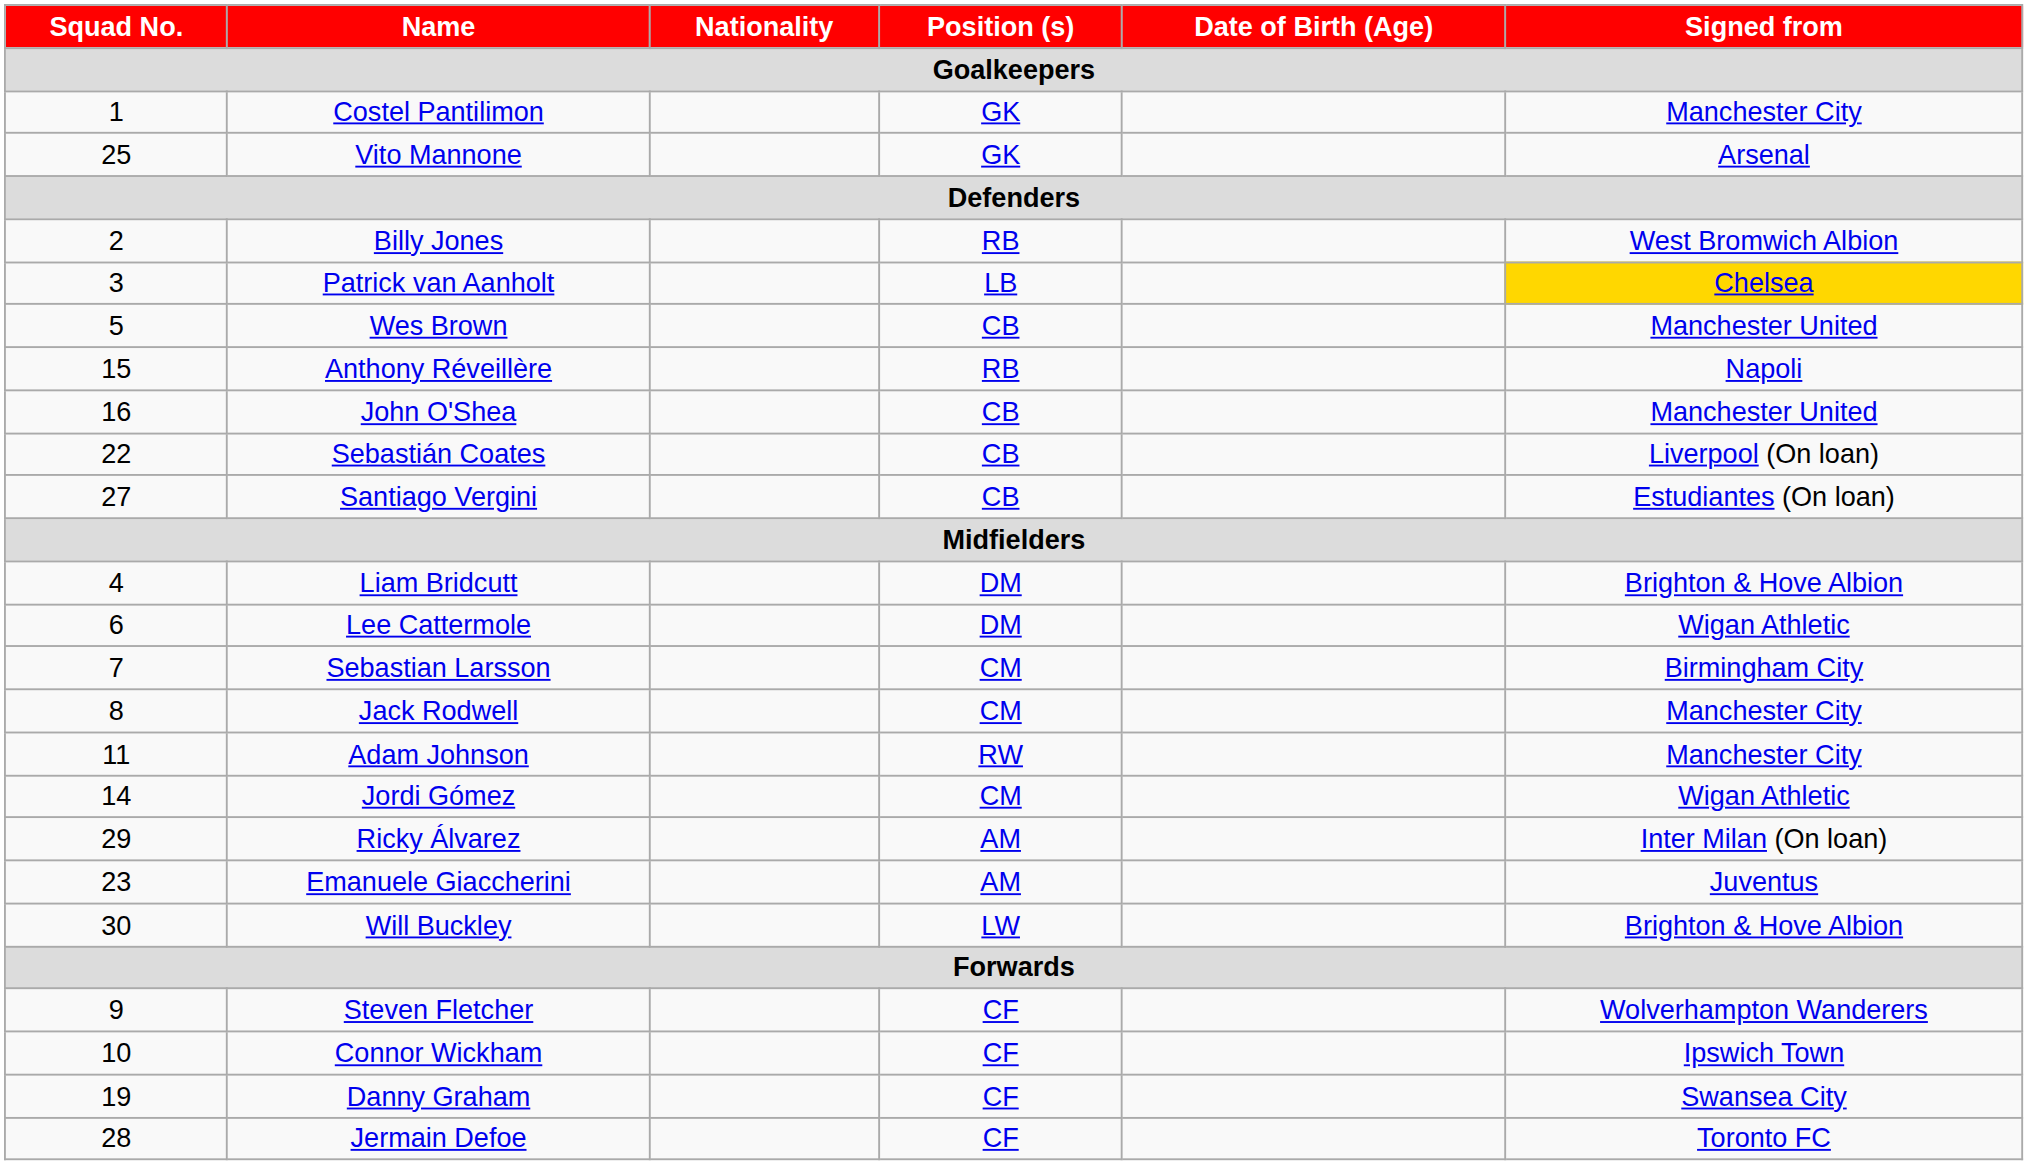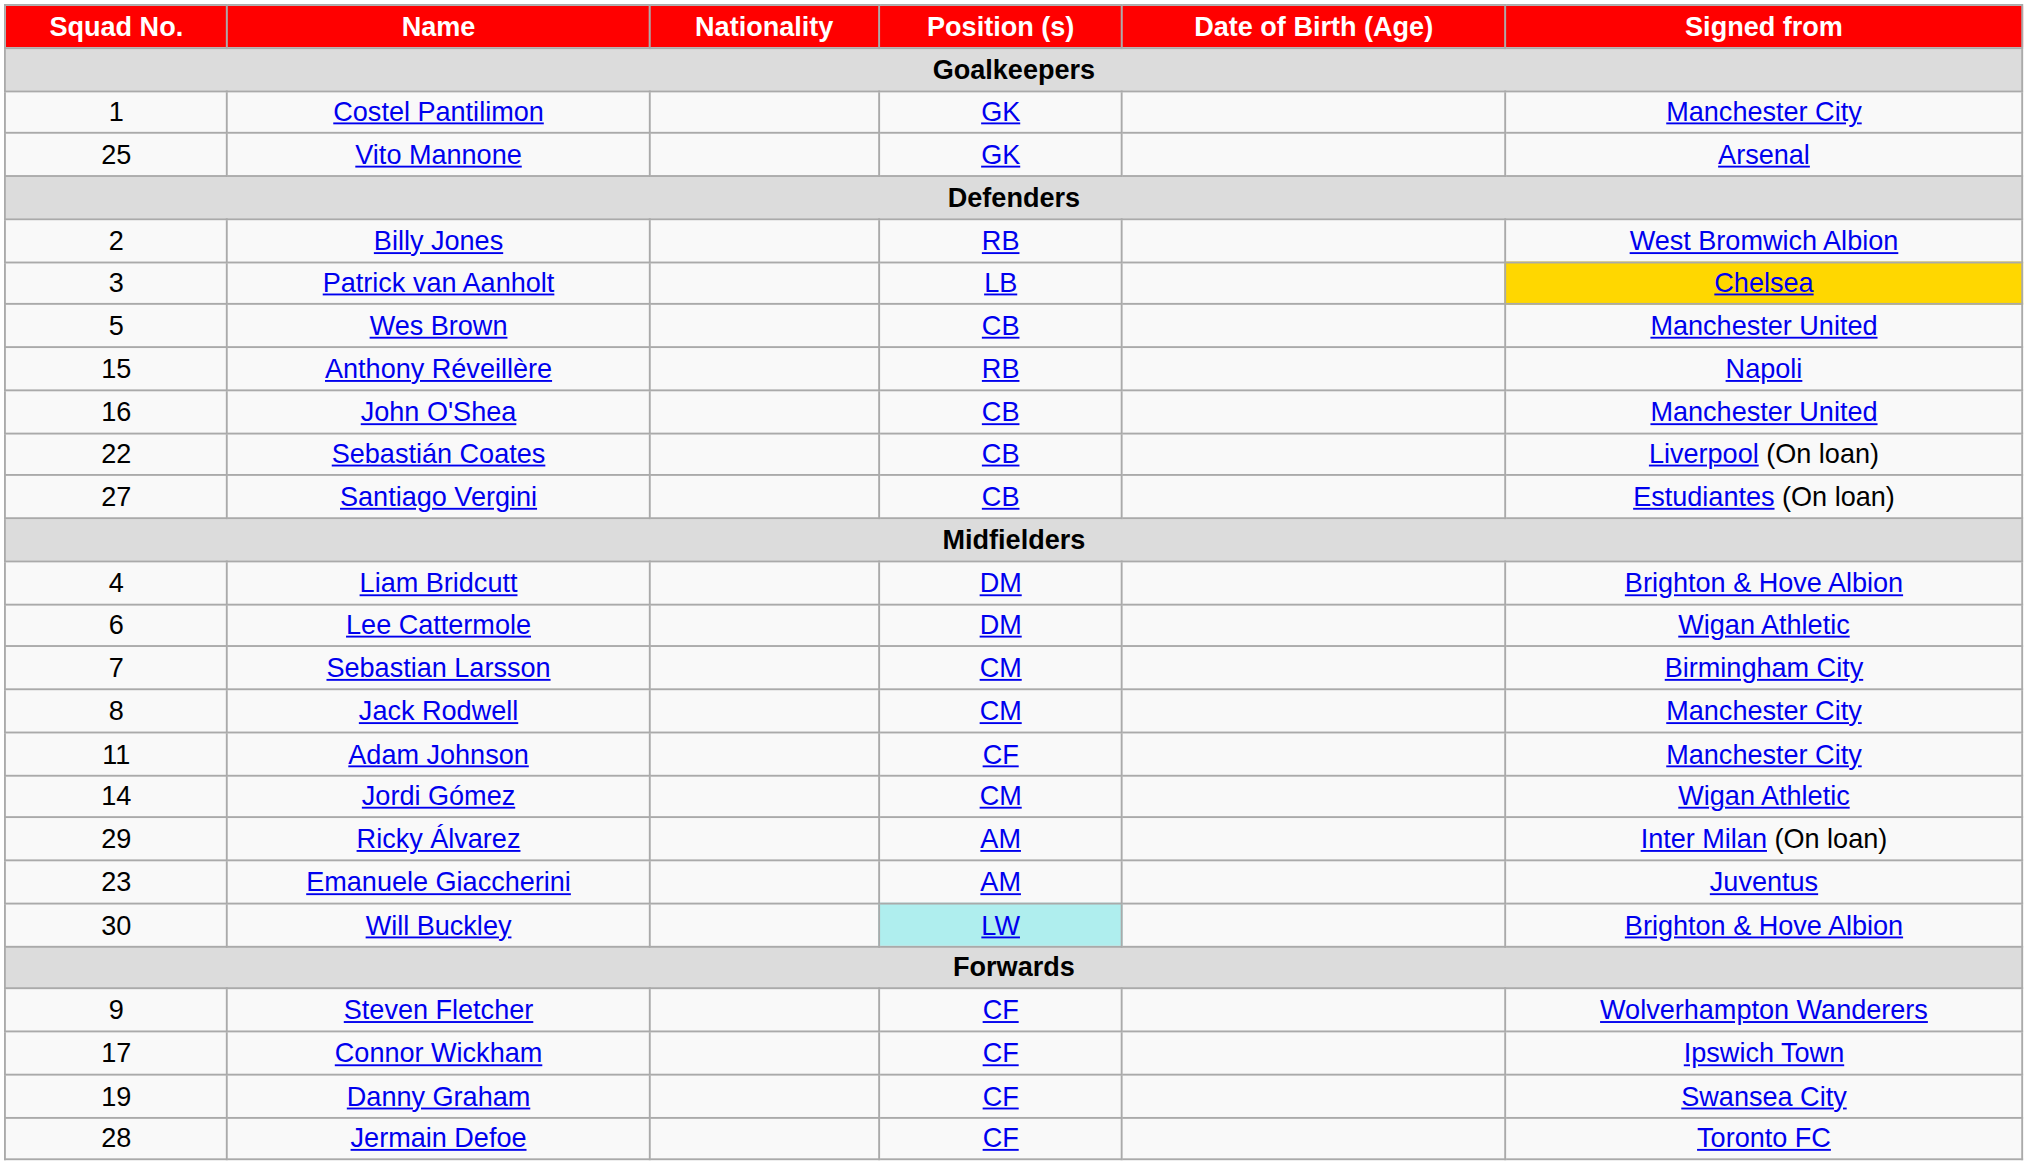(1001, 754) RW -> (1001, 754) CF
(1001, 925) no background -> (1001, 925) paleturquoise background
(116, 1053) 10 -> (116, 1053) 17
